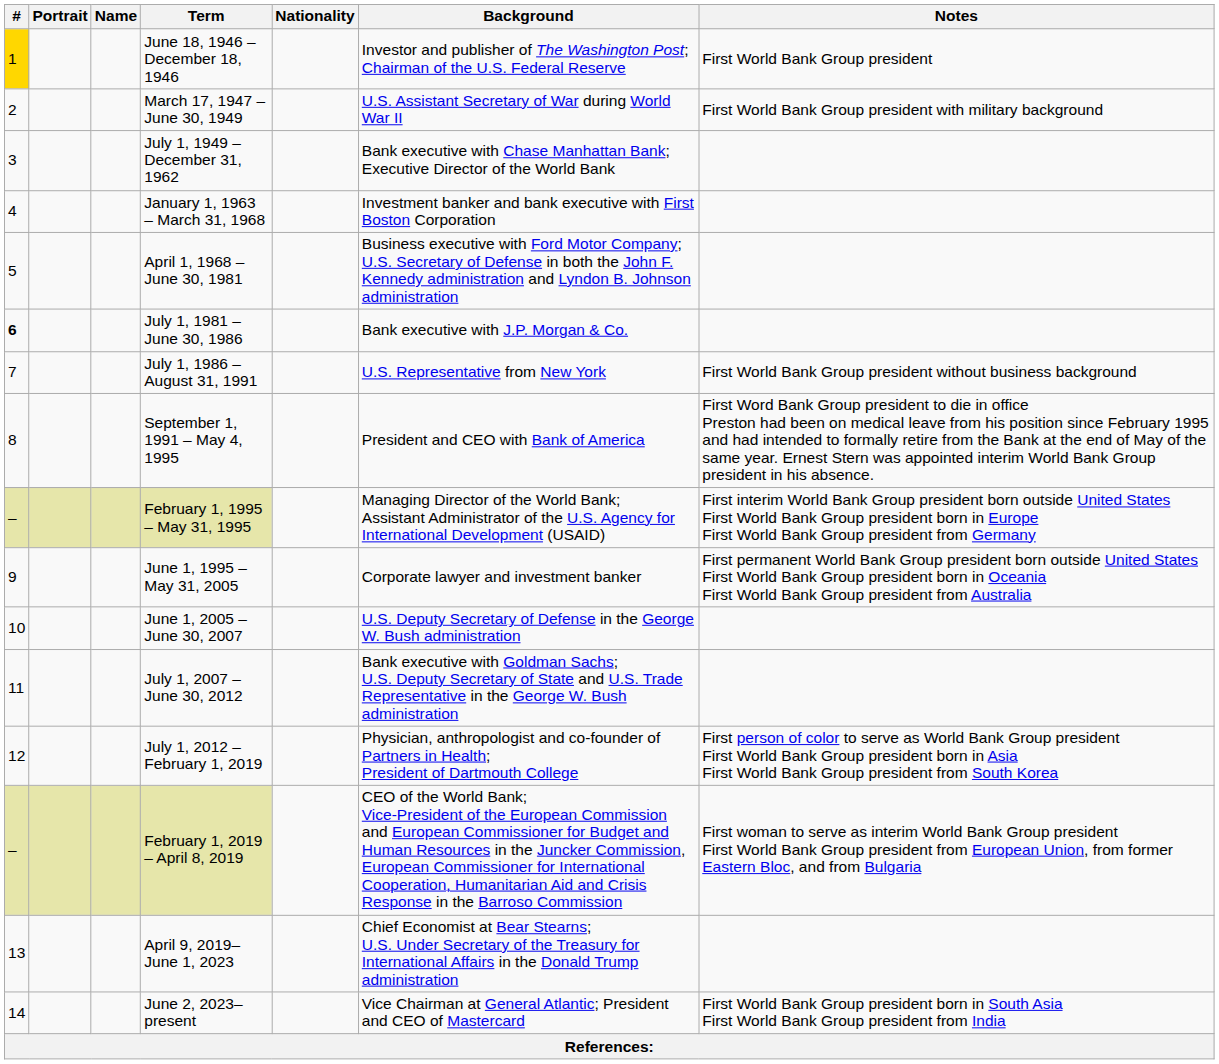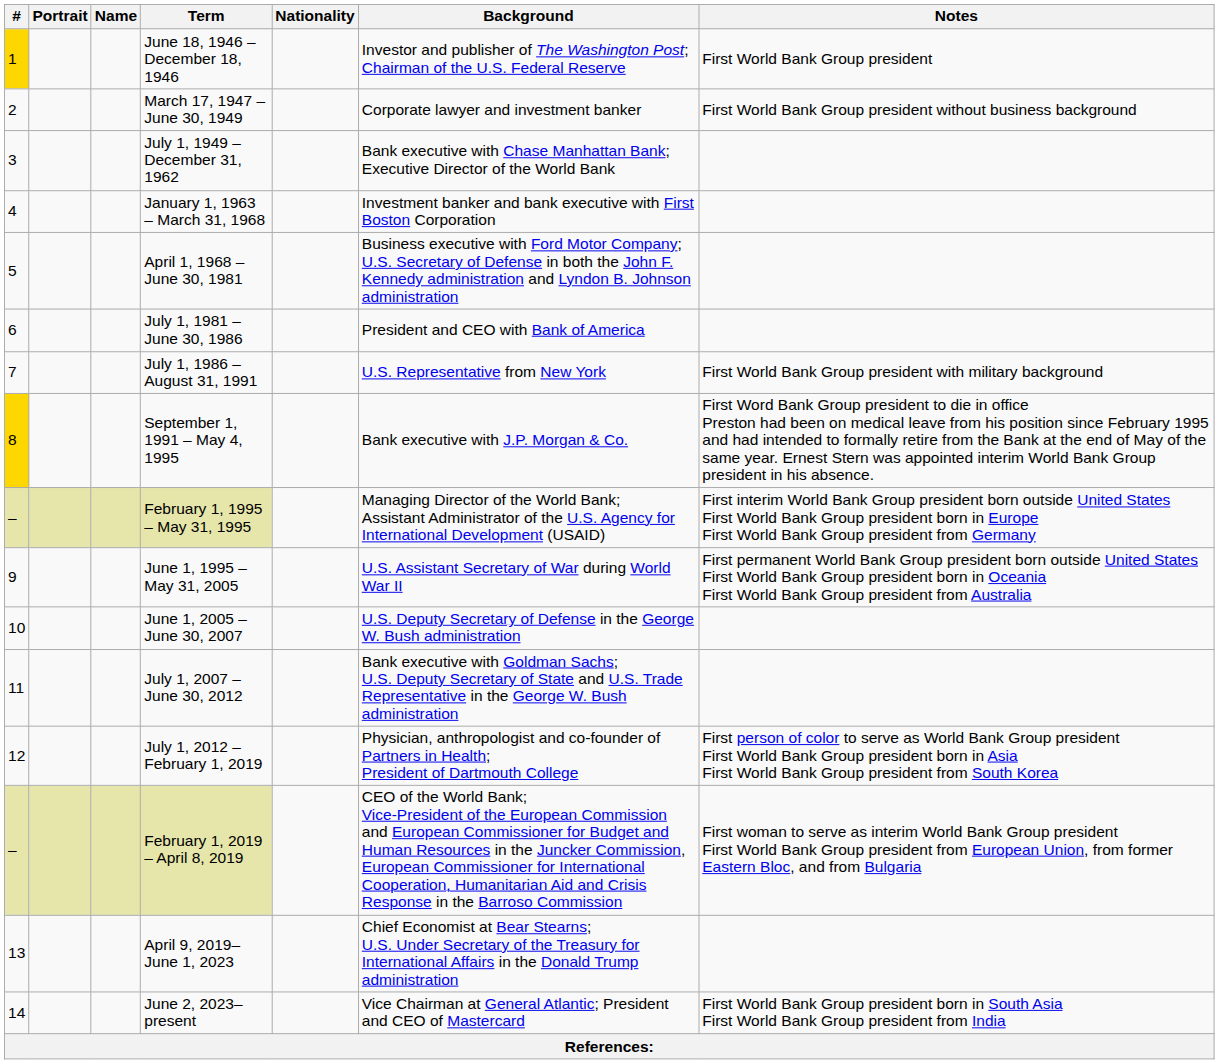(516, 109) U.S. Assistant Secretary of War during World War II -> (502, 109) Corporate lawyer and investment banker
(903, 109) First World Bank Group president with military background -> (919, 109) First World Bank Group president without business background
(12, 330) bold -> (12, 330) normal
(495, 330) Bank executive with J.P. Morgan & Co. -> (503, 330) President and CEO with Bank of America
(919, 372) First World Bank Group president without business background -> (903, 372) First World Bank Group president with military background
(12, 440) no background -> (12, 440) gold background
(503, 440) President and CEO with Bank of America -> (495, 440) Bank executive with J.P. Morgan & Co.
(502, 577) Corporate lawyer and investment banker -> (516, 577) U.S. Assistant Secretary of War during World War II
